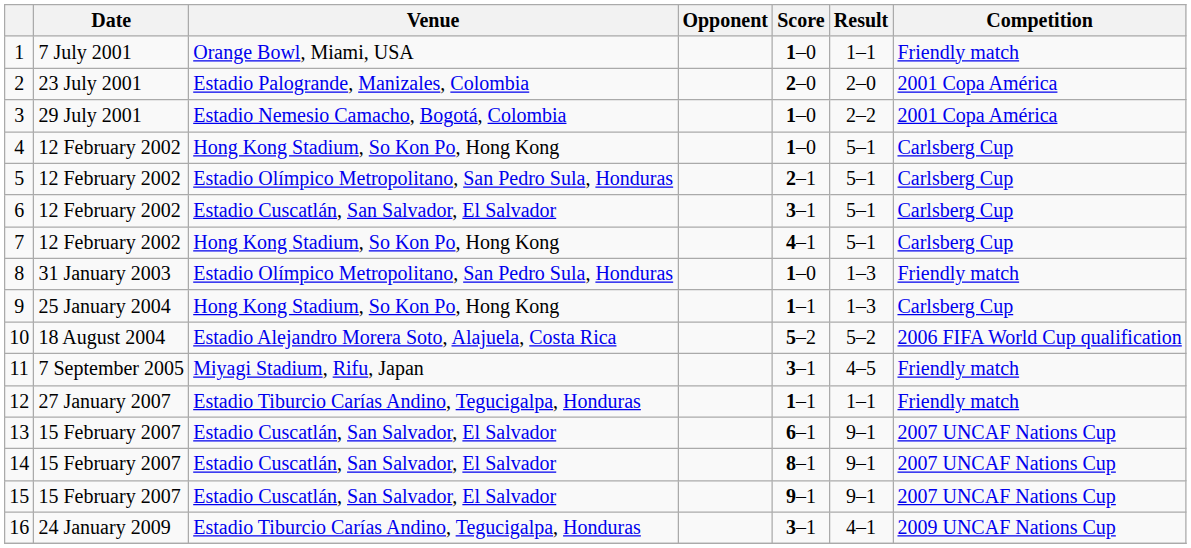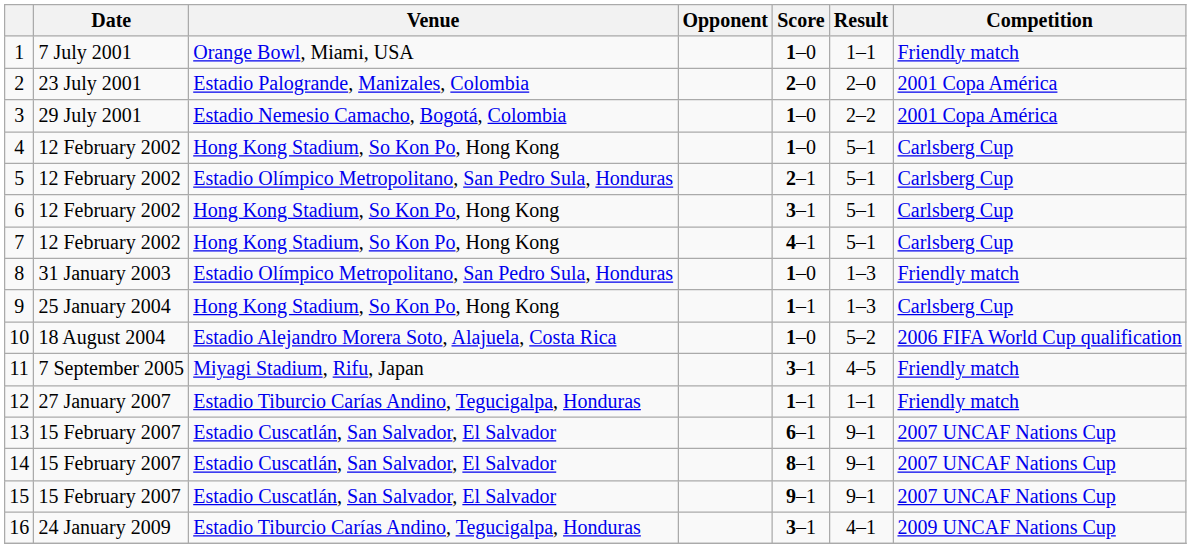(375, 210) Estadio Cuscatlán, San Salvador, El Salvador -> (376, 210) Hong Kong Stadium, So Kon Po, Hong Kong
(801, 337) 5–2 -> (801, 337) 1–0
